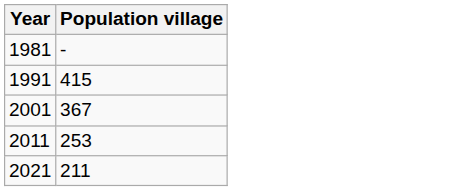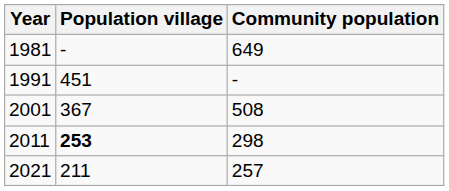+ column: (335, 19)
(76, 79) 415 -> (76, 79) 451
(76, 140) normal -> (76, 140) bold
